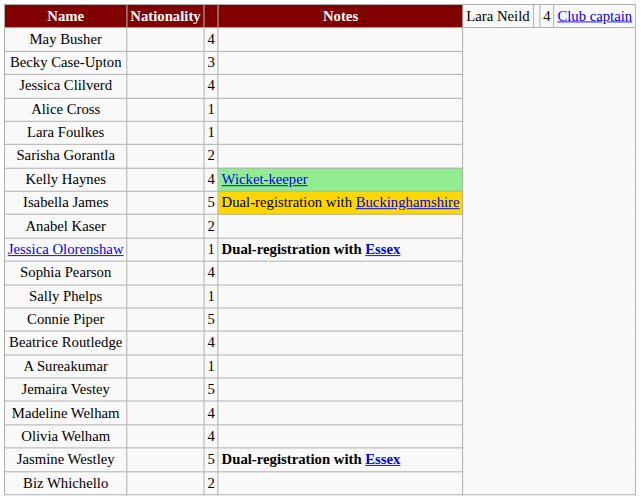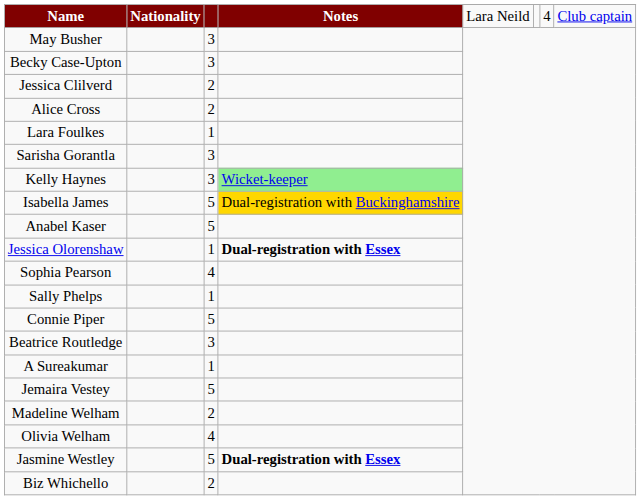(211, 39) 4 -> (211, 39) 3
(211, 86) 4 -> (211, 86) 2
(211, 109) 1 -> (211, 109) 2
(211, 156) 2 -> (211, 156) 3
(211, 179) 4 -> (211, 179) 3
(211, 226) 2 -> (211, 226) 5
(211, 343) 4 -> (211, 343) 3
(211, 413) 4 -> (211, 413) 2
